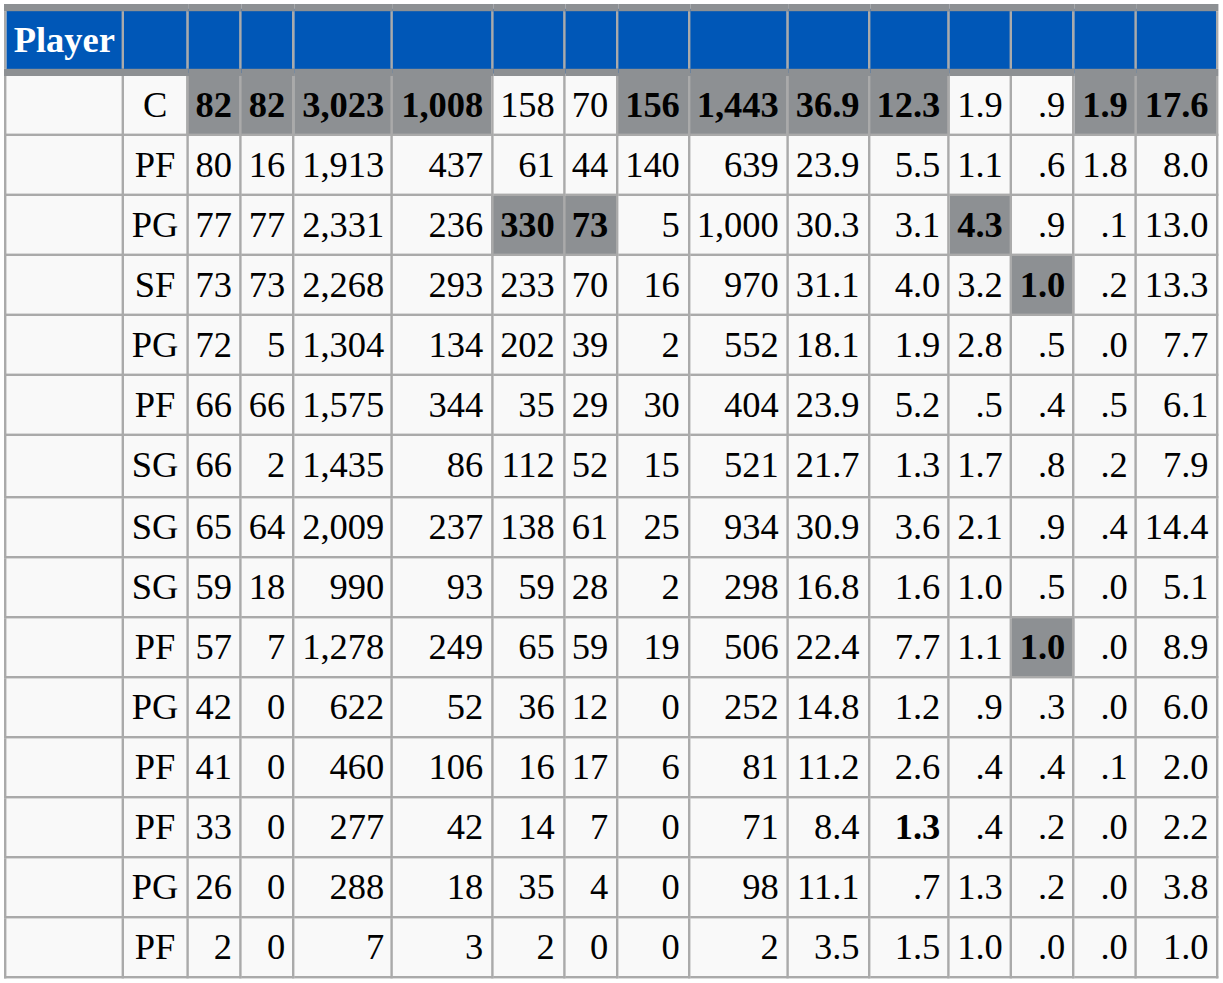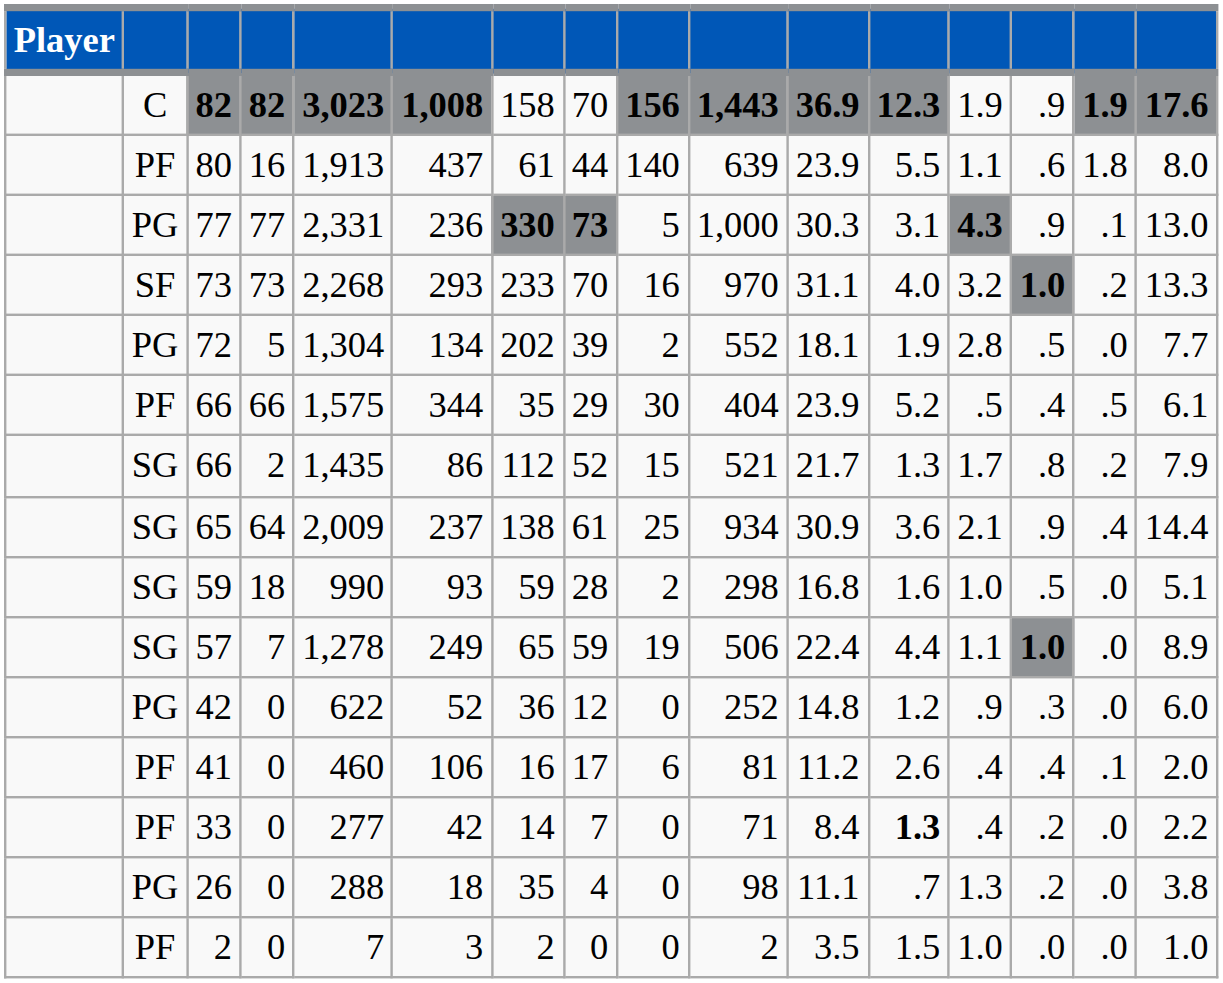(155, 645) PF -> (155, 645) SG
(917, 645) 7.7 -> (917, 645) 4.4
